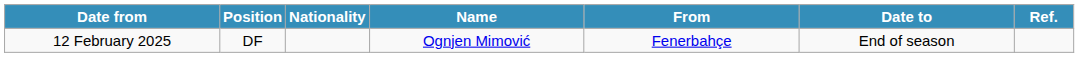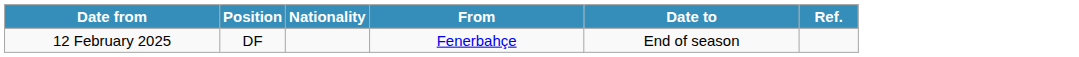- column: (477, 17)
